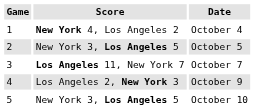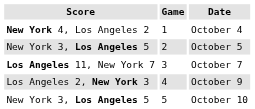columns swapped: (18, 12) <-> (110, 12)
